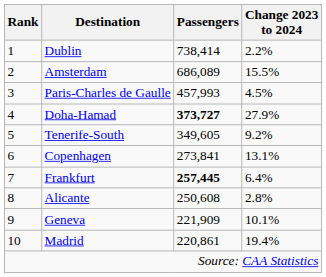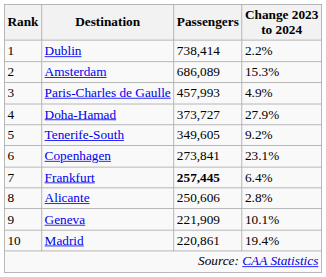(262, 72) 15.5% -> (262, 72) 15.3%
(259, 93) 4.5% -> (259, 93) 4.9%
(198, 114) bold -> (198, 114) normal
(262, 156) 13.1% -> (262, 156) 23.1%
(198, 198) 250,608 -> (198, 198) 250,606
